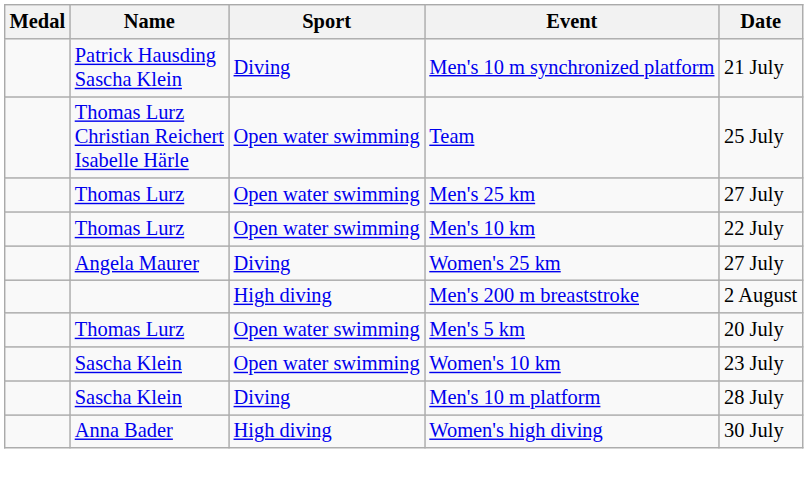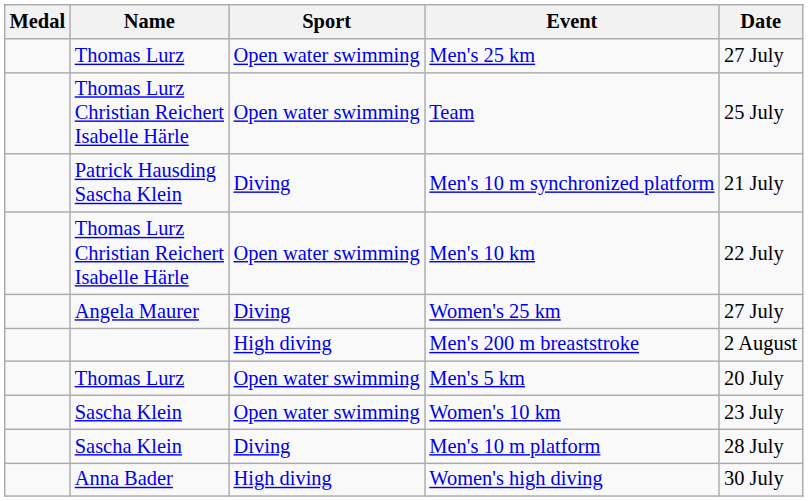rows swapped: (572, 67) <-> (482, 195)
(129, 229) Thomas Lurz -> (149, 253) Thomas Lurz Christian Reichert Isabelle Härle
